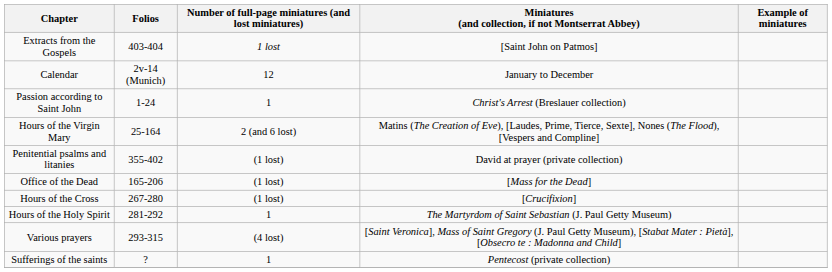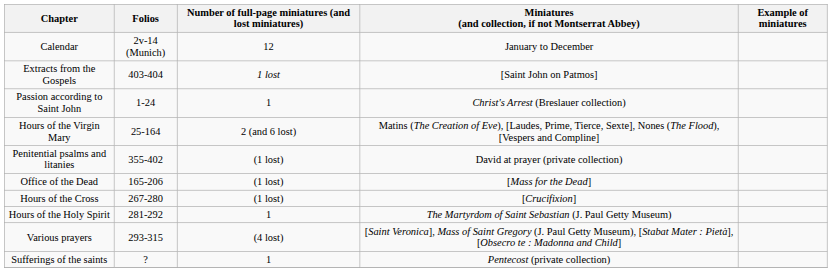rows swapped: (59, 74) <-> (59, 46)
